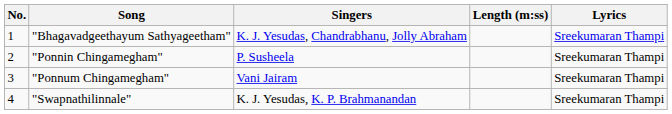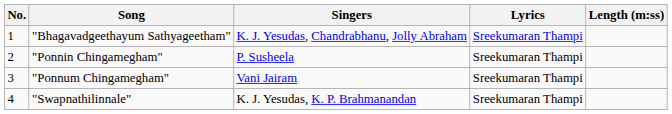columns swapped: (609, 15) <-> (511, 15)
